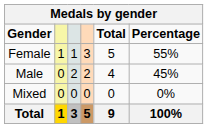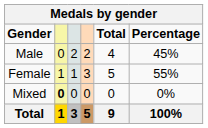rows swapped: (29, 54) <-> (29, 74)
(61, 94) normal -> (61, 94) bold
